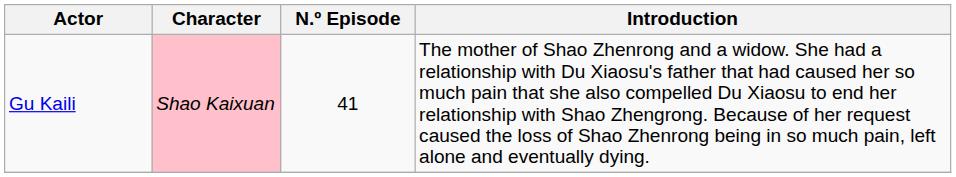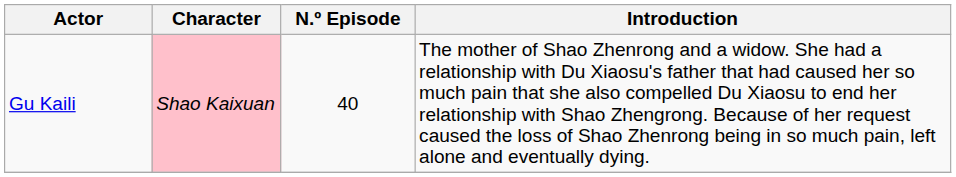(348, 103) 41 -> (348, 103) 40
